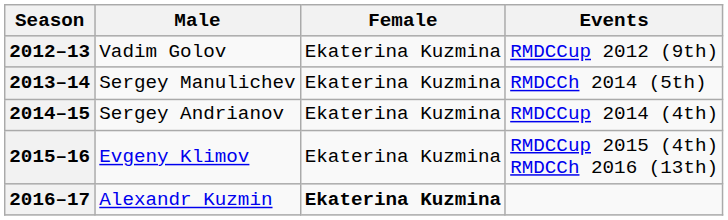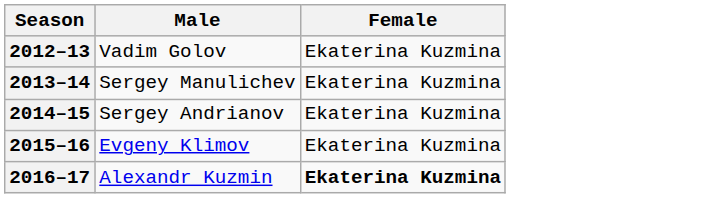- column: (614, 20)
